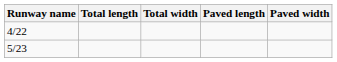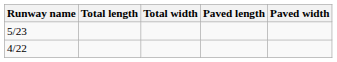rows swapped: (17, 48) <-> (17, 31)
